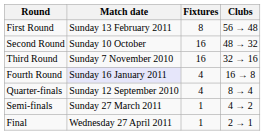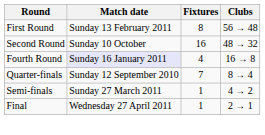- row: (32, 59)
(201, 91) 4 -> (201, 75) 7
